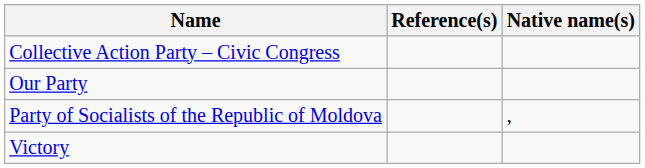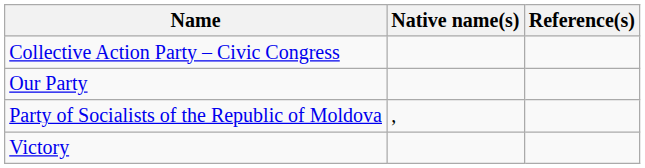columns swapped: (571, 20) <-> (444, 20)
